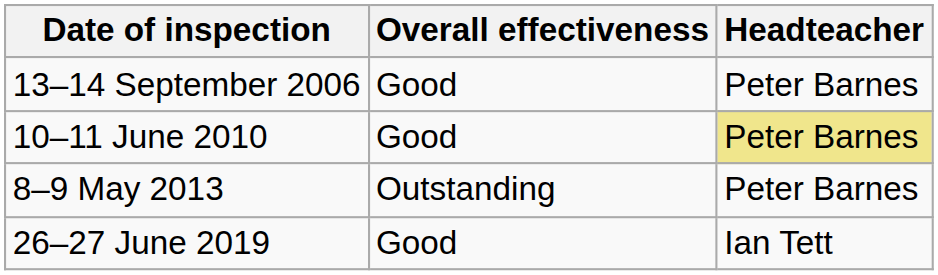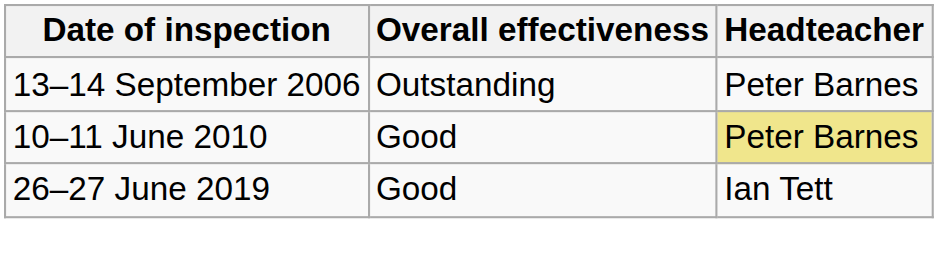(417, 83) Good -> (466, 83) Outstanding
- row: (118, 189)
